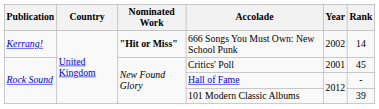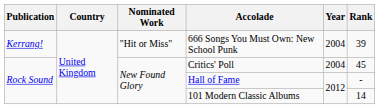(149, 44) bold -> (146, 44) normal
(335, 44) 2002 -> (335, 44) 2004
(361, 44) 14 -> (361, 44) 39
(335, 65) 2001 -> (335, 65) 2004
(361, 96) 39 -> (361, 96) 14
